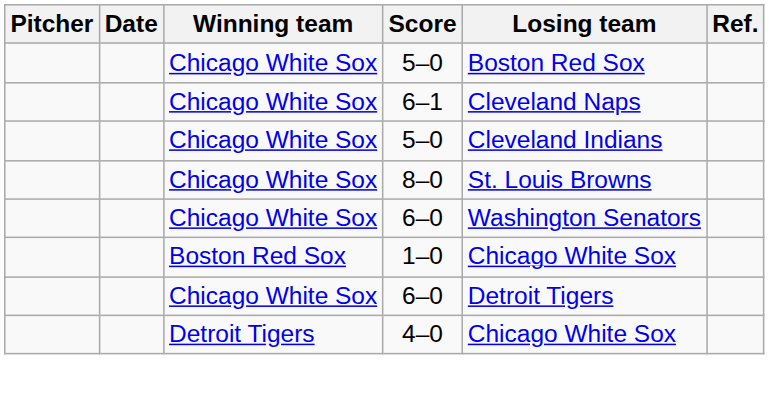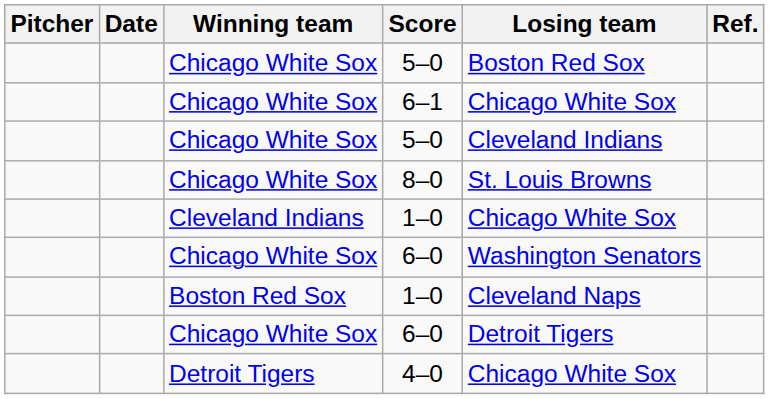(554, 101) Cleveland Naps -> (572, 101) Chicago White Sox
+ row: (266, 218)
(572, 256) Chicago White Sox -> (554, 295) Cleveland Naps
